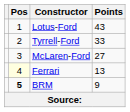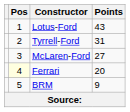(100, 41) 33 -> (100, 41) 31
(100, 71) 13 -> (100, 71) 20
(19, 85) bold -> (19, 85) normal
